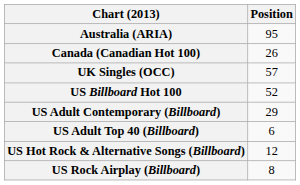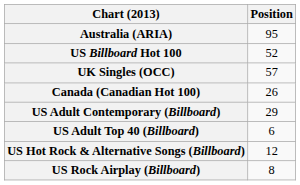rows swapped: (126, 53) <-> (126, 92)
